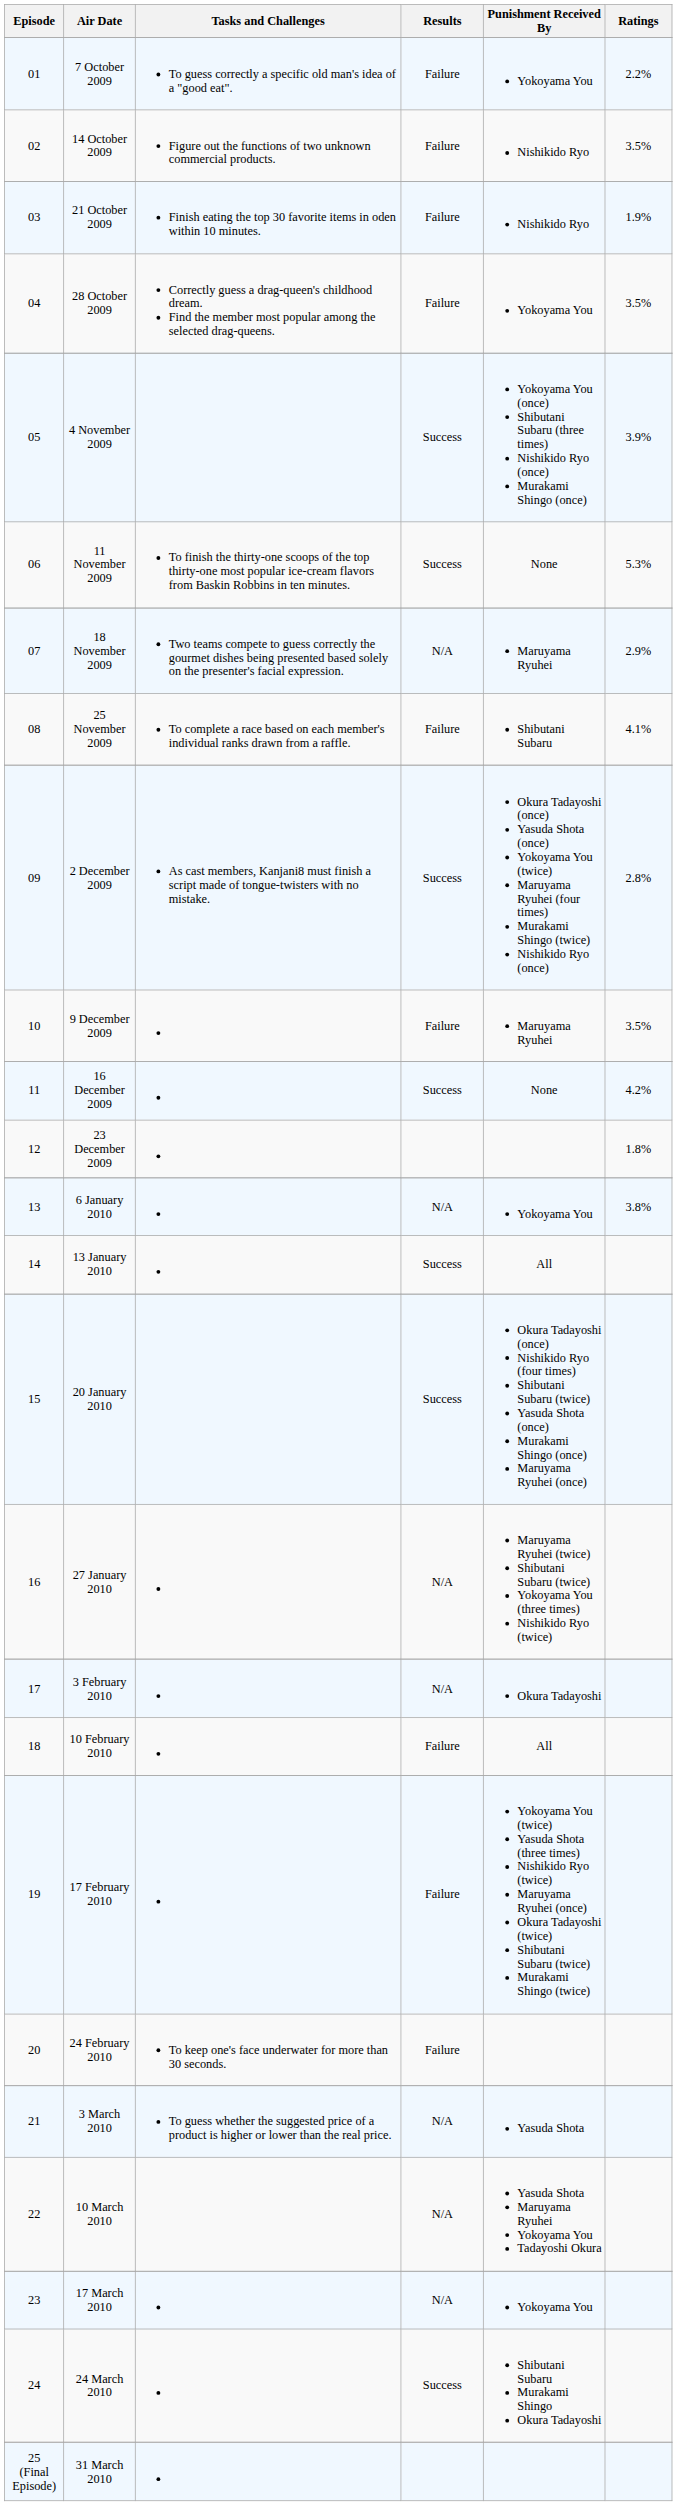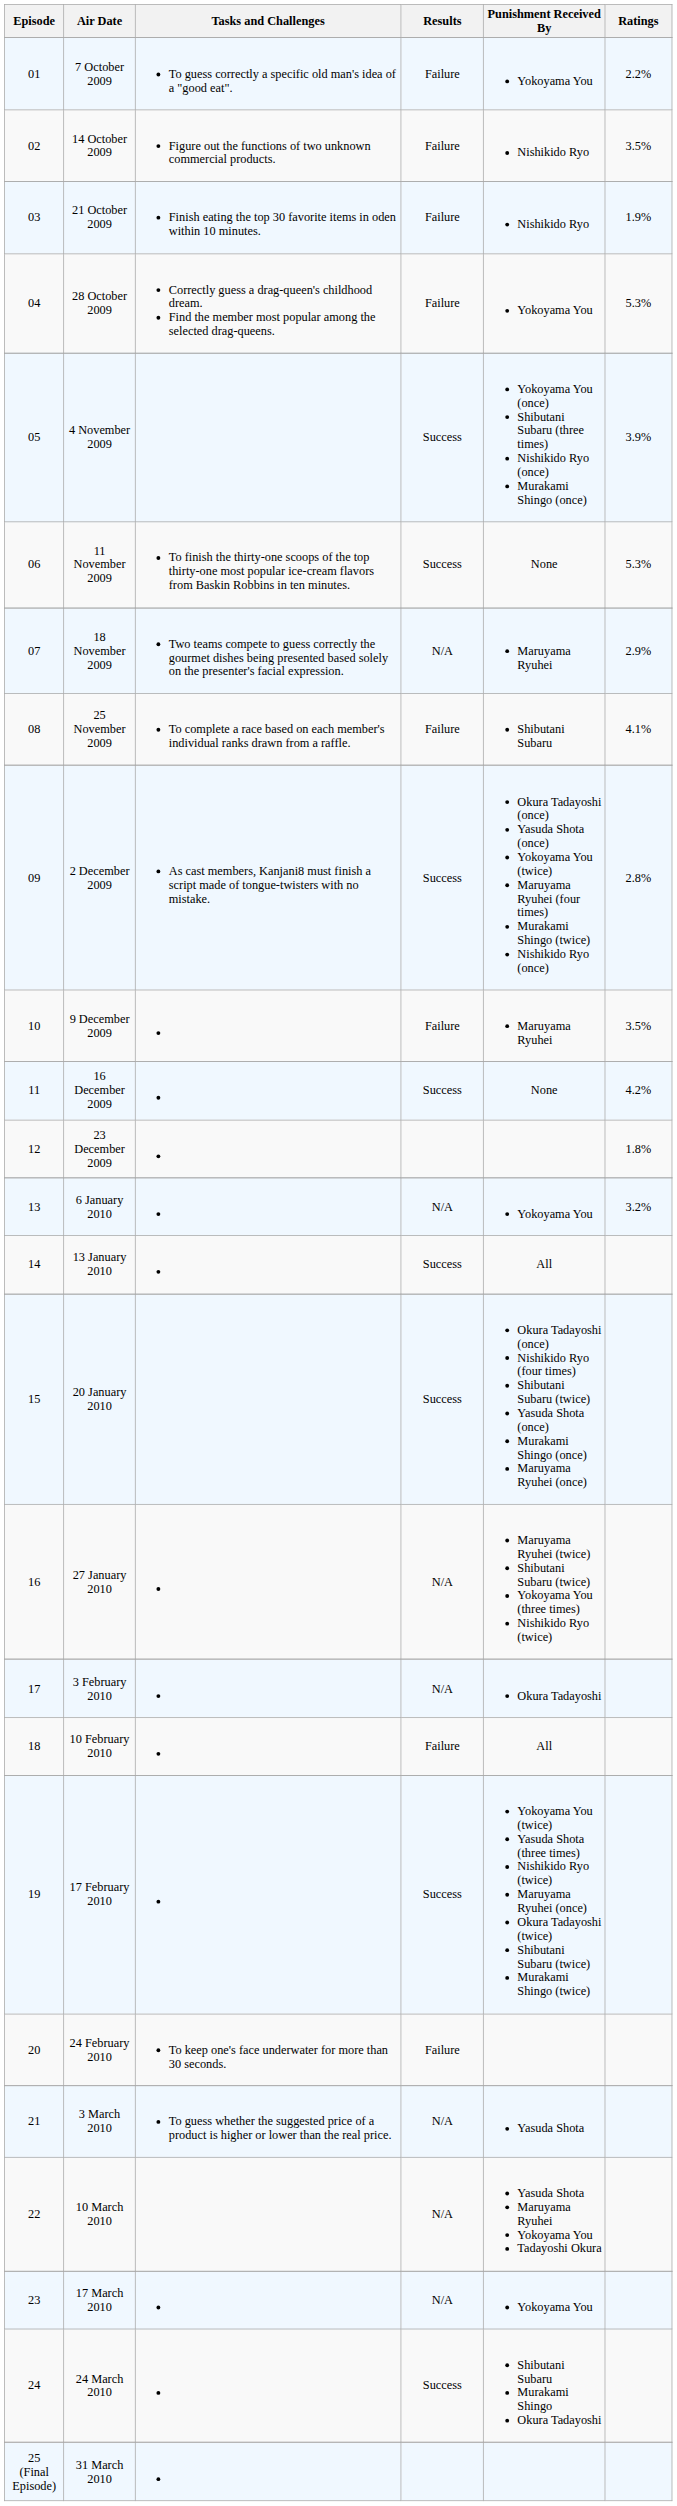(638, 303) 3.5% -> (638, 303) 5.3%
(638, 1206) 3.8% -> (638, 1206) 3.2%
(442, 1894) Failure -> (442, 1894) Success
